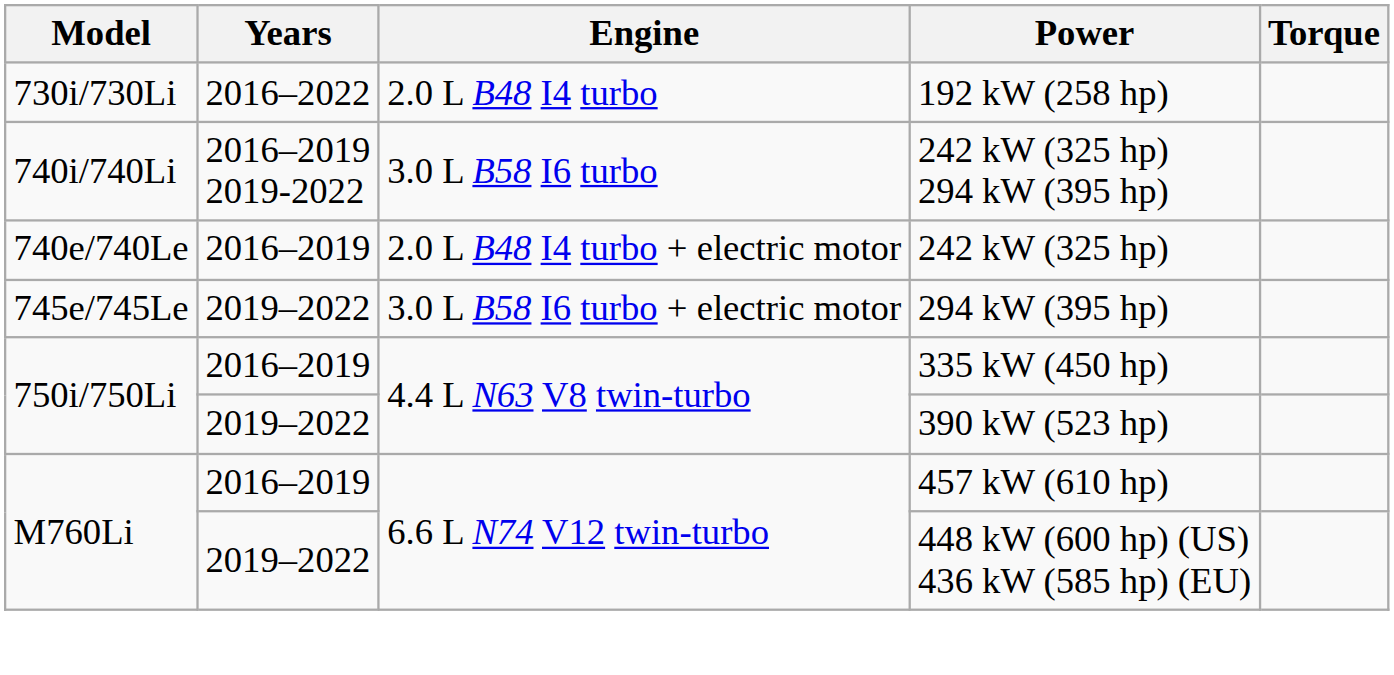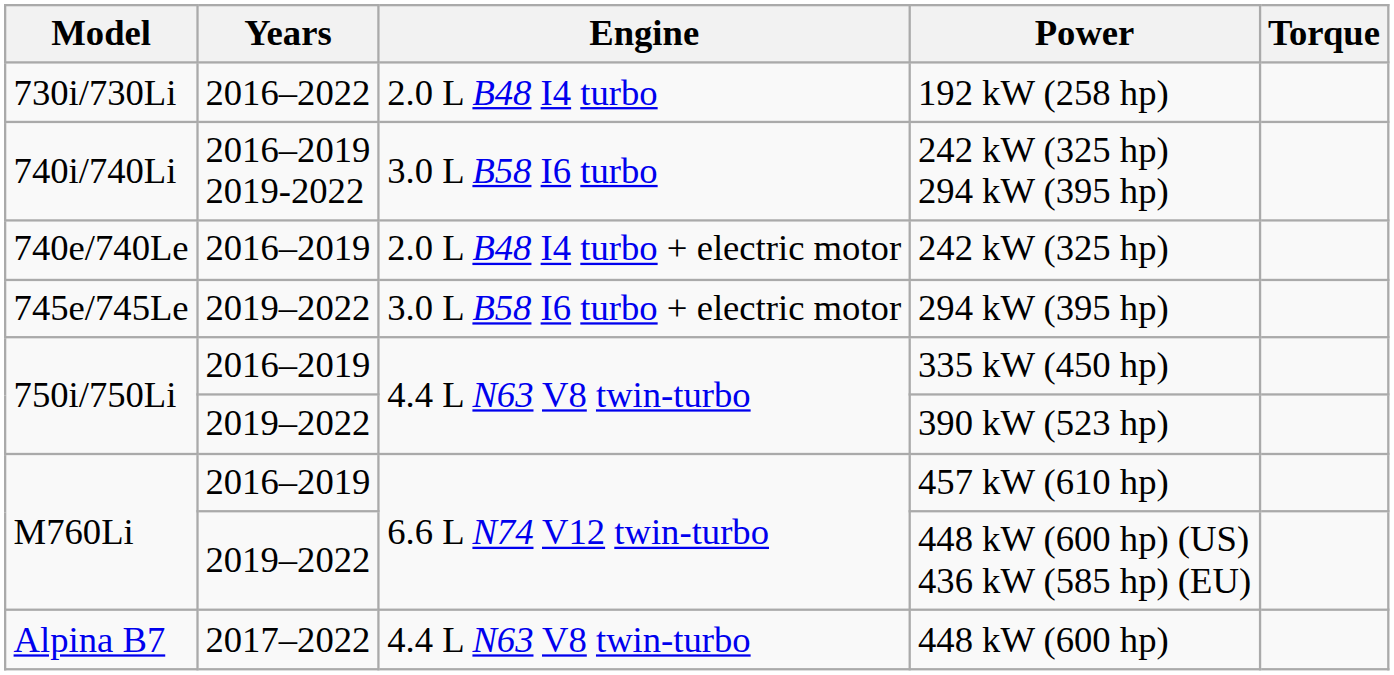+ row: (1043, 638)
